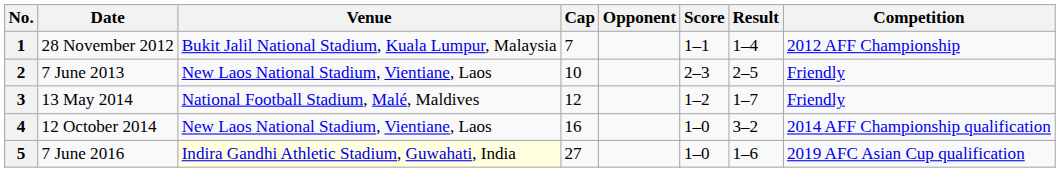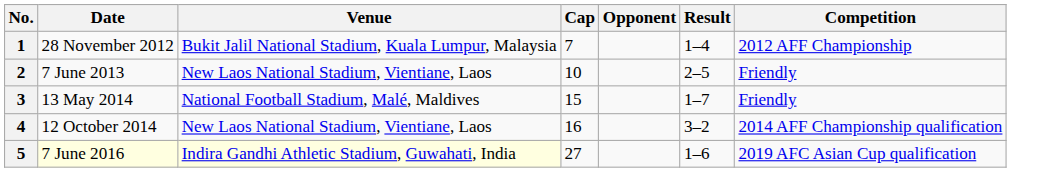- column: (704, 18)
(573, 99) 12 -> (573, 99) 15
(83, 153) no background -> (83, 153) lightyellow background
